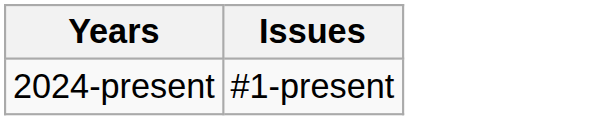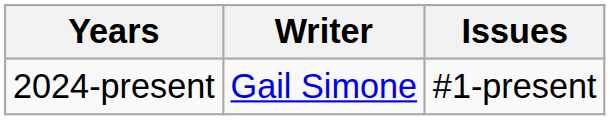+ column: (324, 31)
